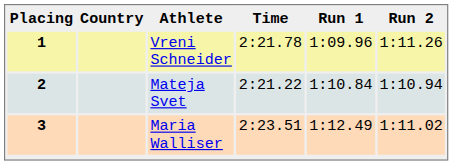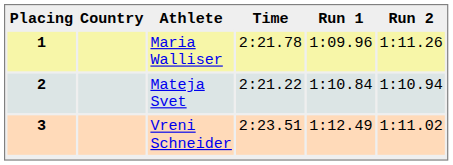(191, 52) Vreni Schneider -> (187, 52) Maria Walliser
(187, 135) Maria Walliser -> (191, 135) Vreni Schneider
